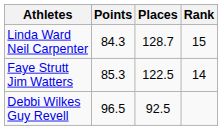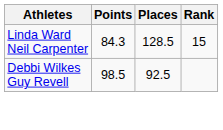(158, 41) 128.7 -> (158, 41) 128.5
- row: (40, 75)
(113, 109) 96.5 -> (113, 75) 98.5
